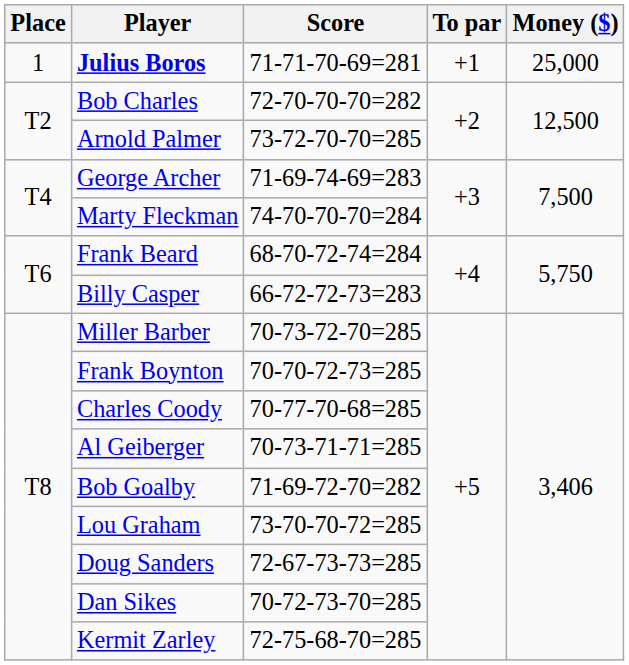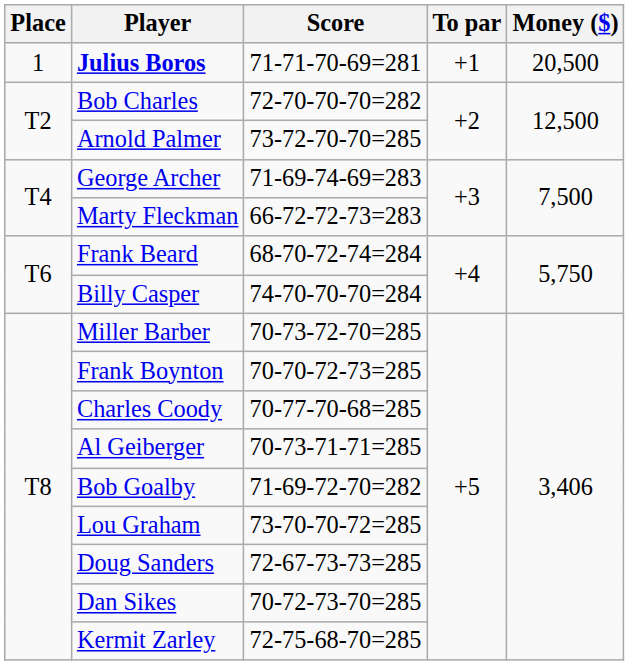(565, 62) 25,000 -> (565, 62) 20,500
(335, 216) 74-70-70-70=284 -> (335, 216) 66-72-72-73=283
(335, 293) 66-72-72-73=283 -> (335, 293) 74-70-70-70=284
